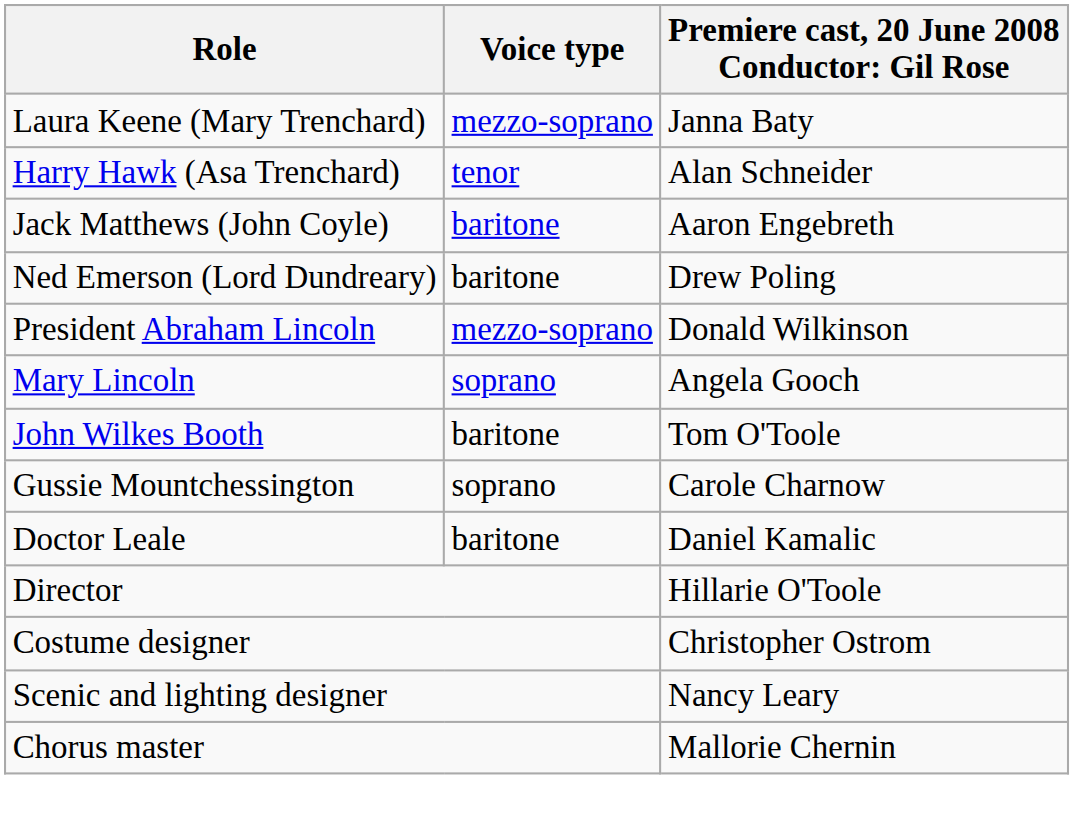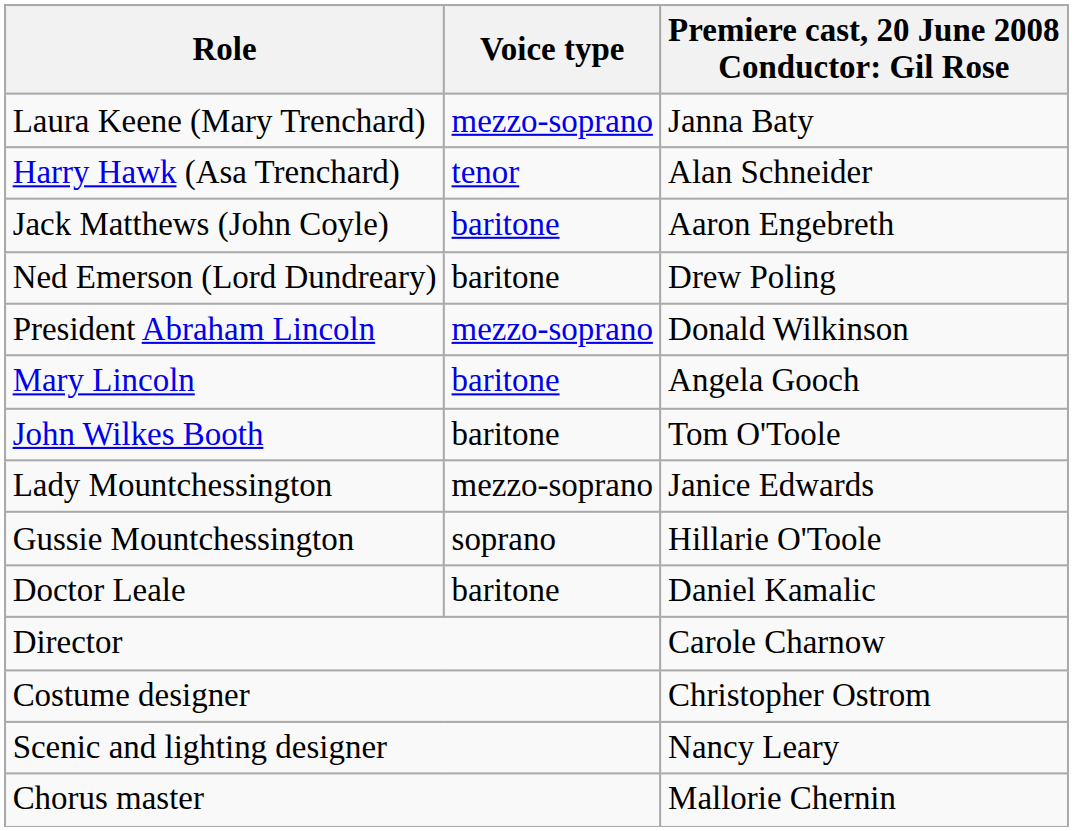(504, 381) soprano -> (506, 381) baritone
+ row: (172, 485)
(777, 485) Carole Charnow -> (775, 538) Hillarie O'Toole
(775, 590) Hillarie O'Toole -> (777, 642) Carole Charnow
